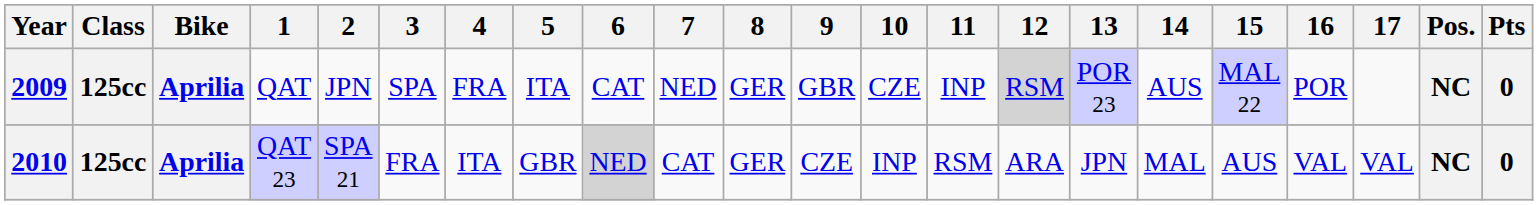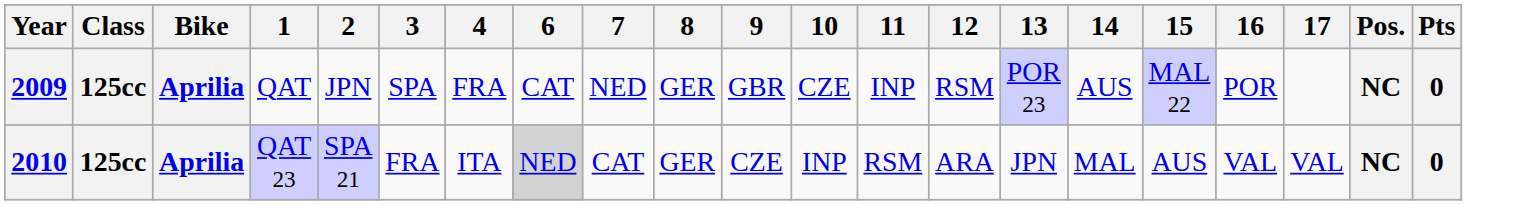- column: (548, 26)
(1035, 86) lightgrey background -> (964, 86) no background
